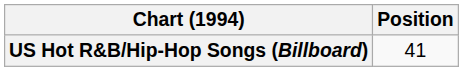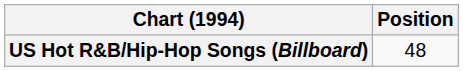(415, 50) 41 -> (415, 50) 48
